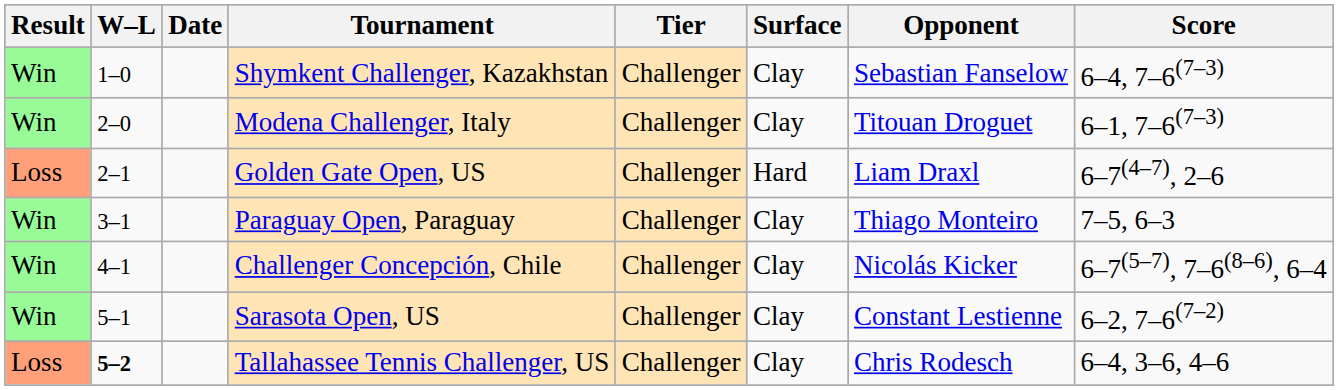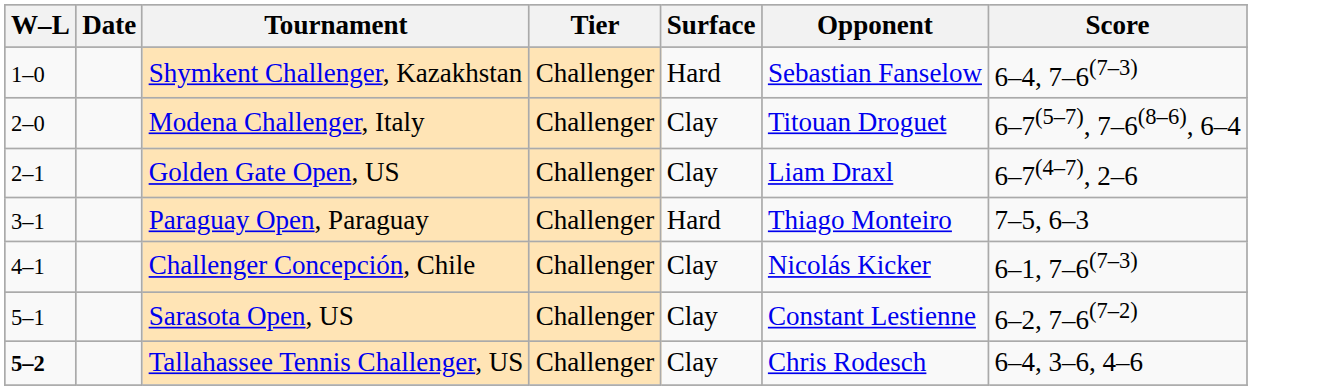- column: (48, 25)
(778, 72) Clay -> (694, 72) Hard
(1152, 122) 6–1, 7–6(7–3) -> (1118, 122) 6–7(5–7), 7–6(8–6), 6–4
(780, 172) Hard -> (692, 172) Clay
(778, 219) Clay -> (694, 219) Hard
(1204, 265) 6–7(5–7), 7–6(8–6), 6–4 -> (1066, 265) 6–1, 7–6(7–3)
